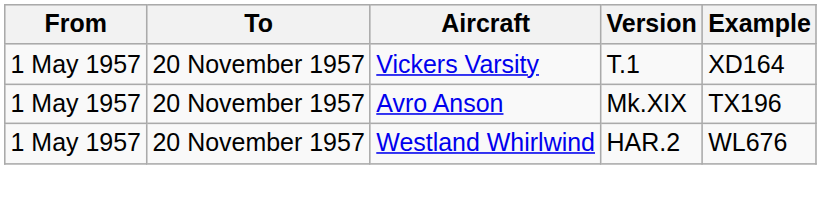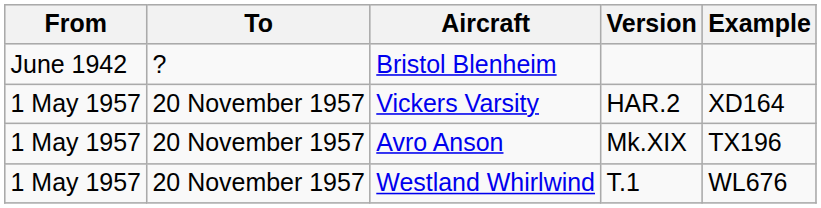+ row: (466, 63)
(623, 63) T.1 -> (643, 103) HAR.2
(643, 143) HAR.2 -> (623, 182) T.1
